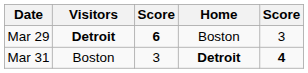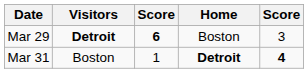(156, 57) 3 -> (156, 57) 1
